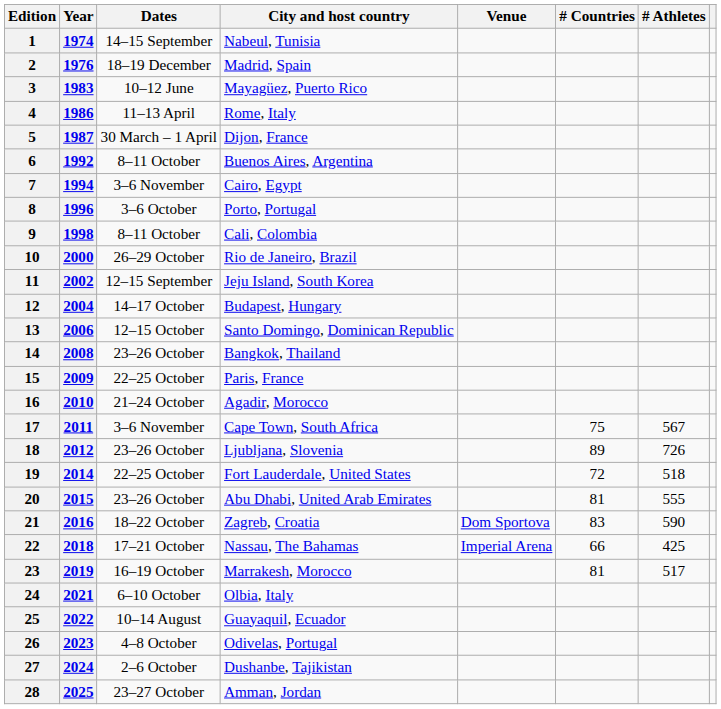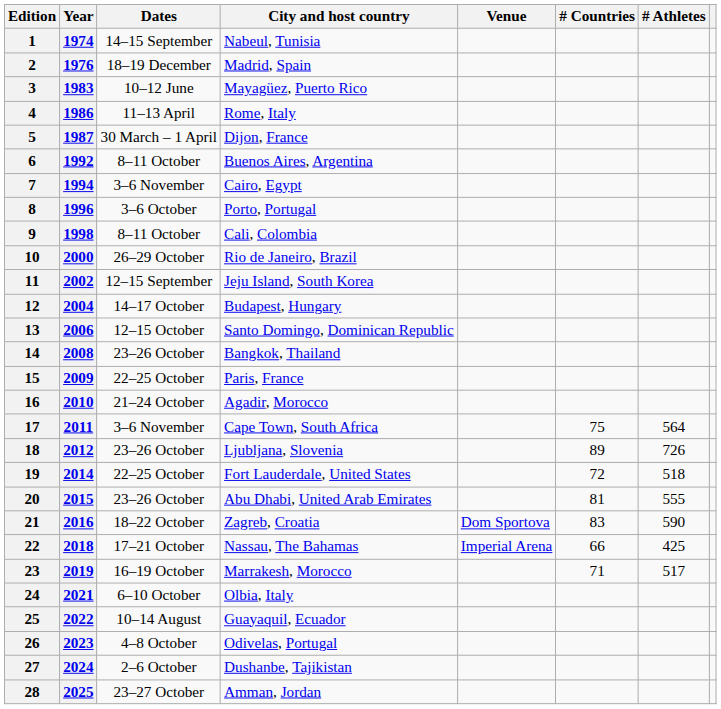(674, 426) 567 -> (674, 426) 564
(597, 570) 81 -> (597, 570) 71
